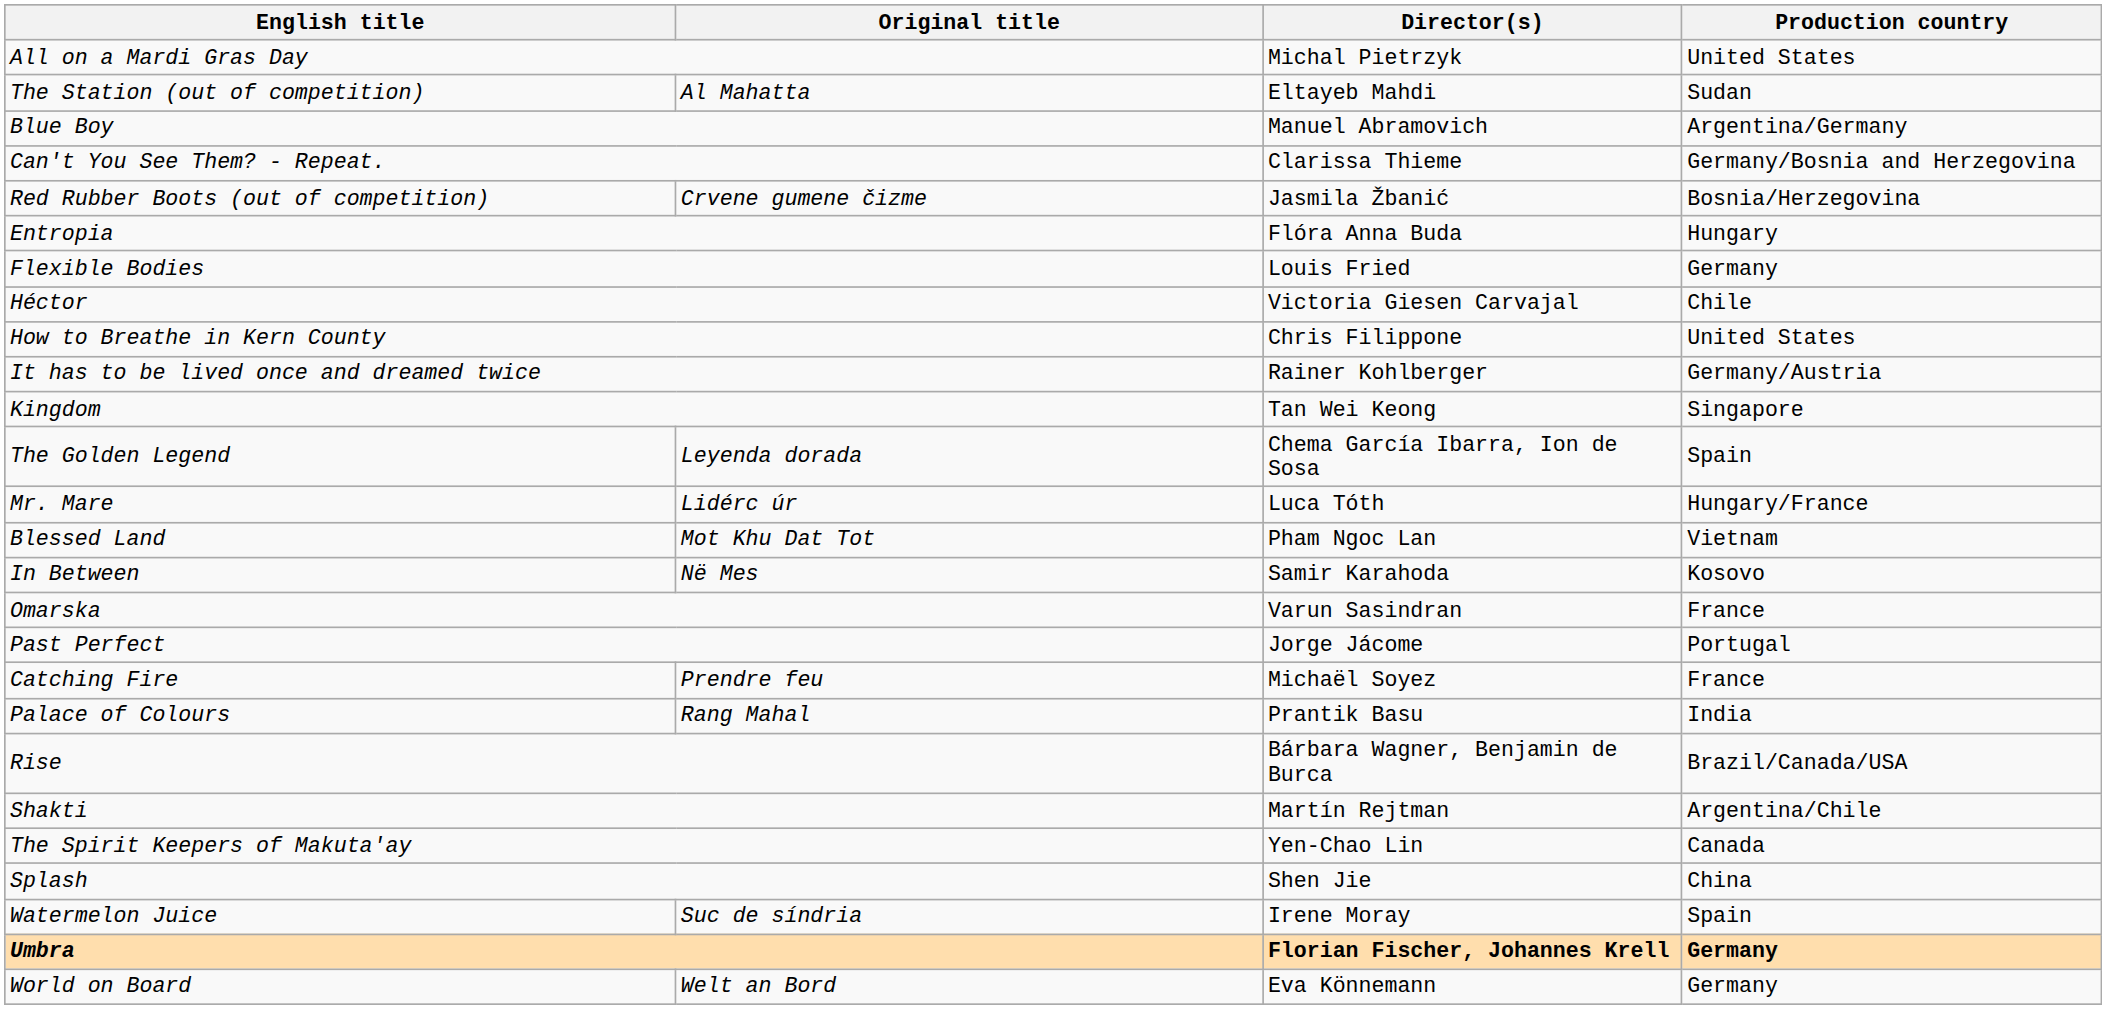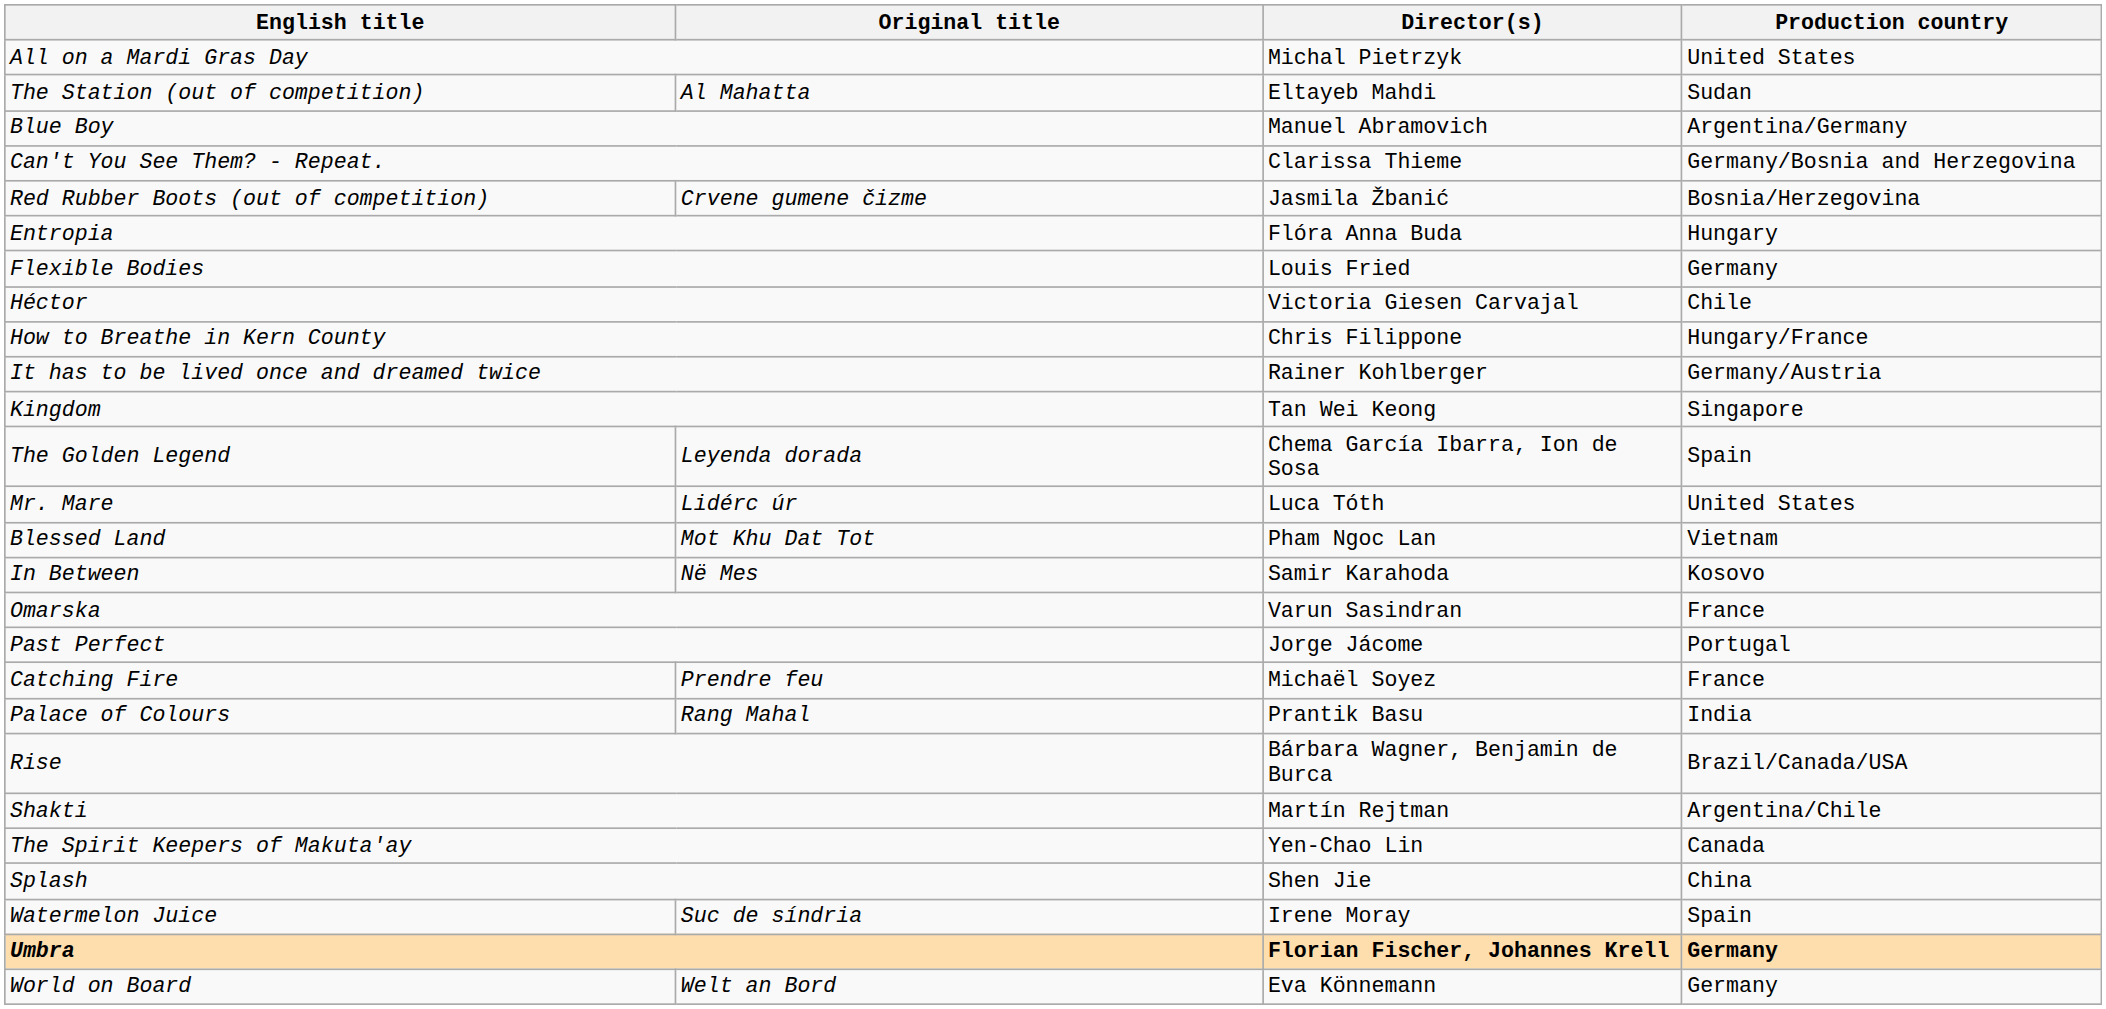(1771, 339) United States -> (1778, 339) Hungary/France
(1778, 505) Hungary/France -> (1771, 505) United States
